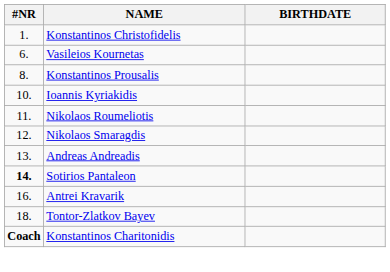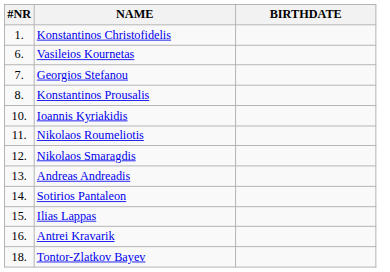+ row: (82, 75)
(24, 176) bold -> (19, 196) normal
+ row: (67, 216)
- row: (110, 237)
